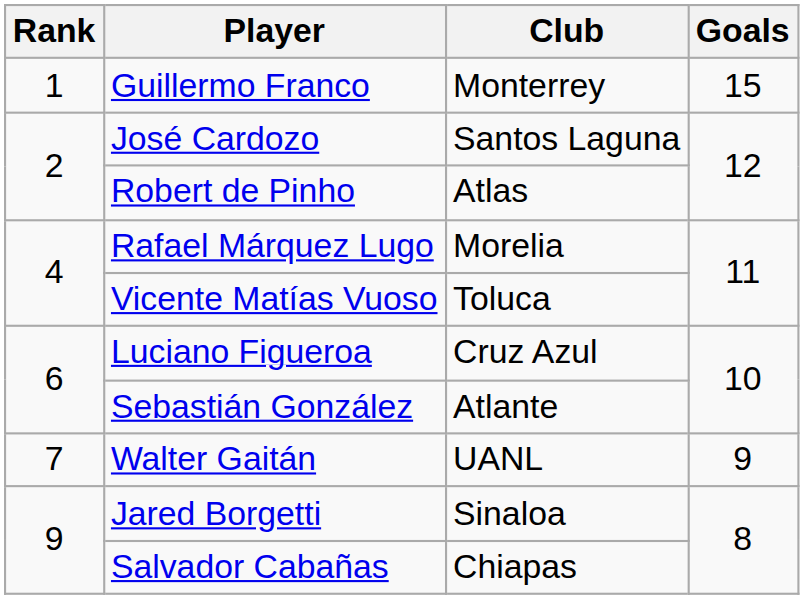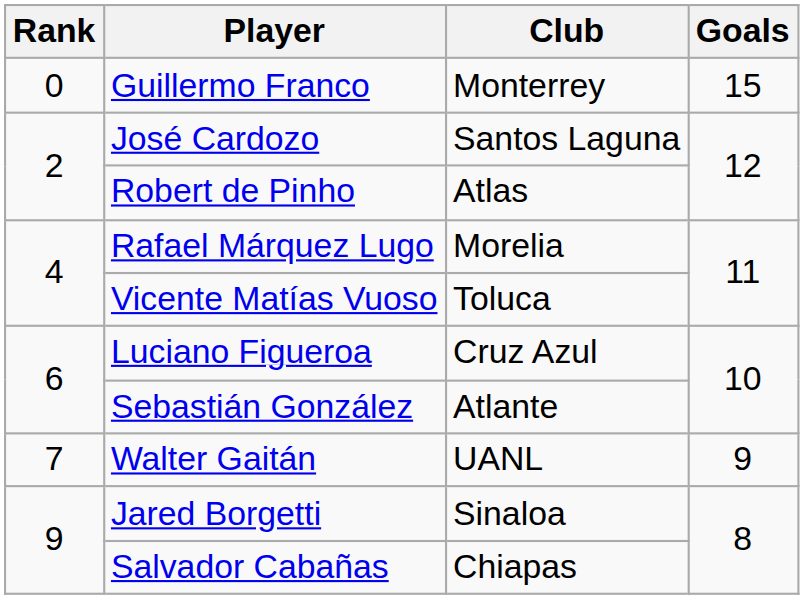(54, 84) 1 -> (54, 84) 0
